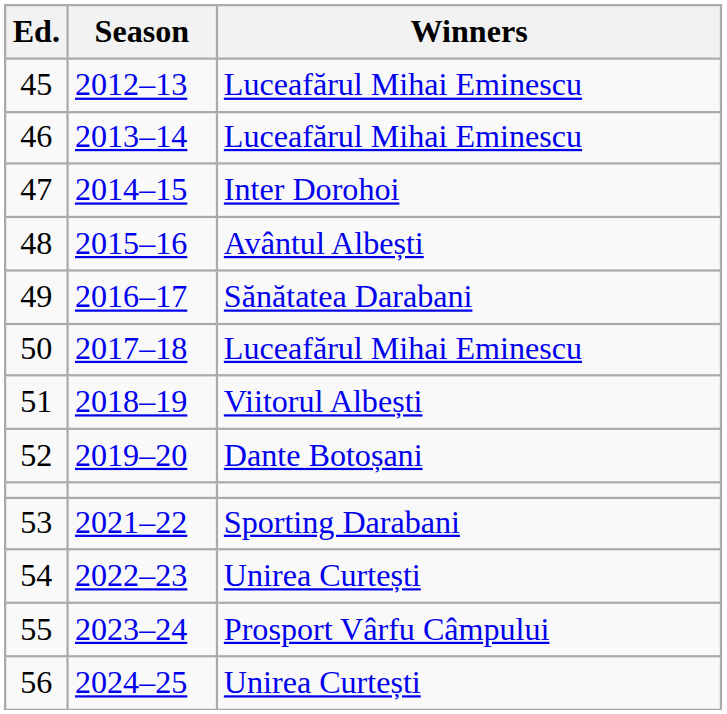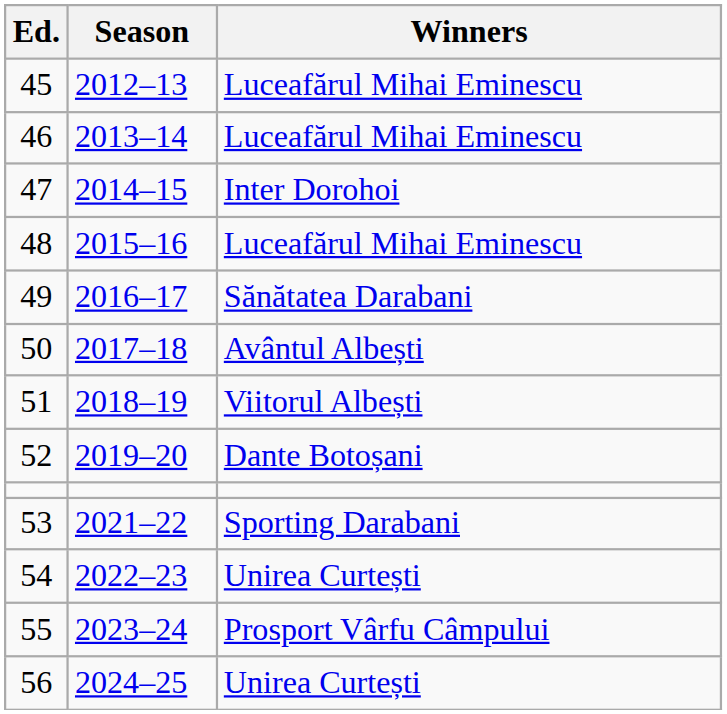(324, 243) Avântul Albești -> (403, 243) Luceafărul Mihai Eminescu
(403, 349) Luceafărul Mihai Eminescu -> (324, 349) Avântul Albești
